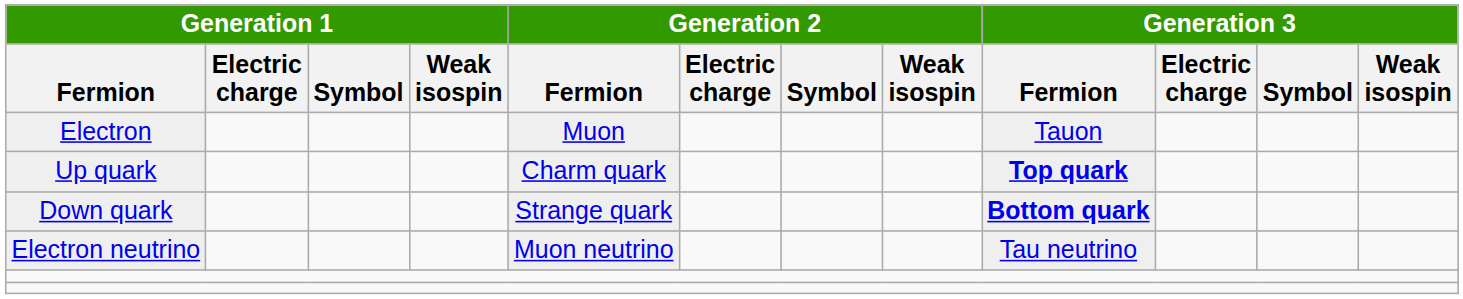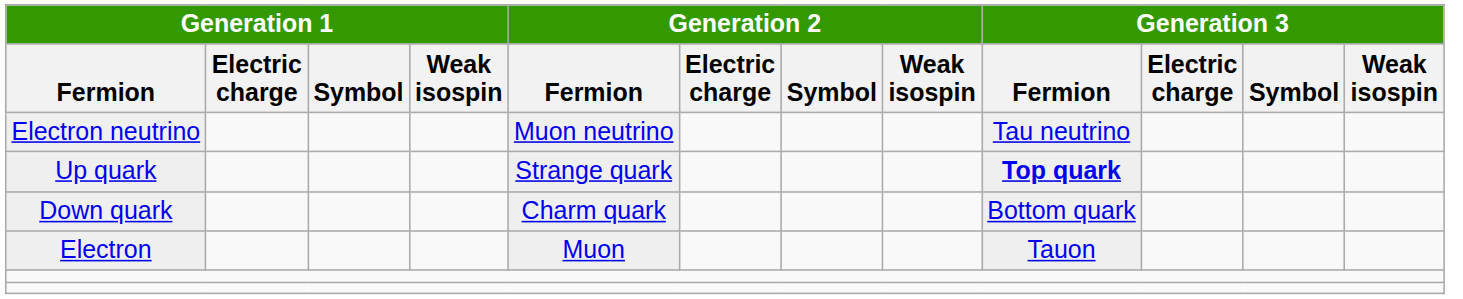rows swapped: (106, 131) <-> (106, 250)
(594, 171) Charm quark -> (594, 171) Strange quark
(594, 210) Strange quark -> (594, 210) Charm quark
(1068, 210) bold -> (1062, 210) normal
